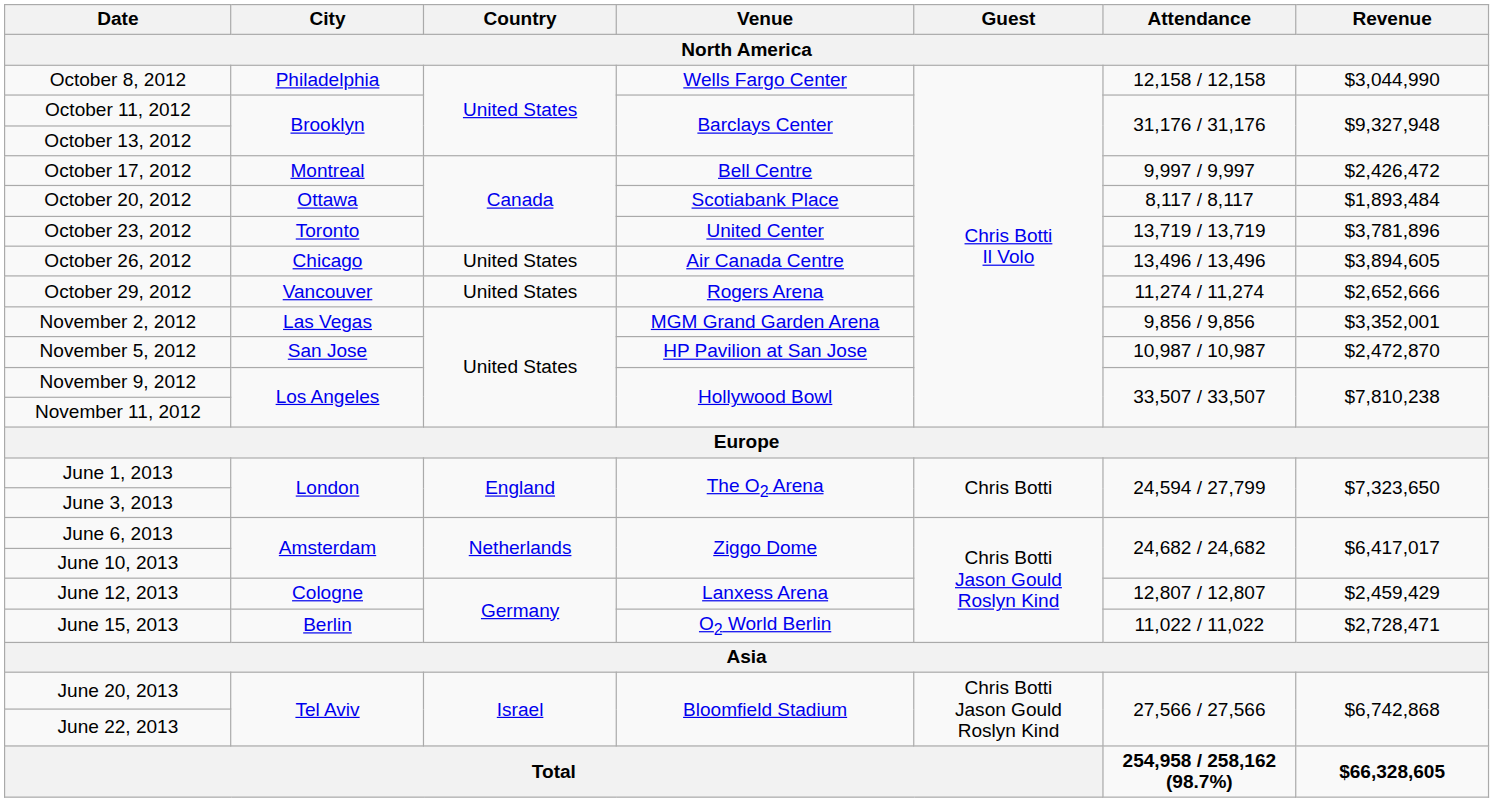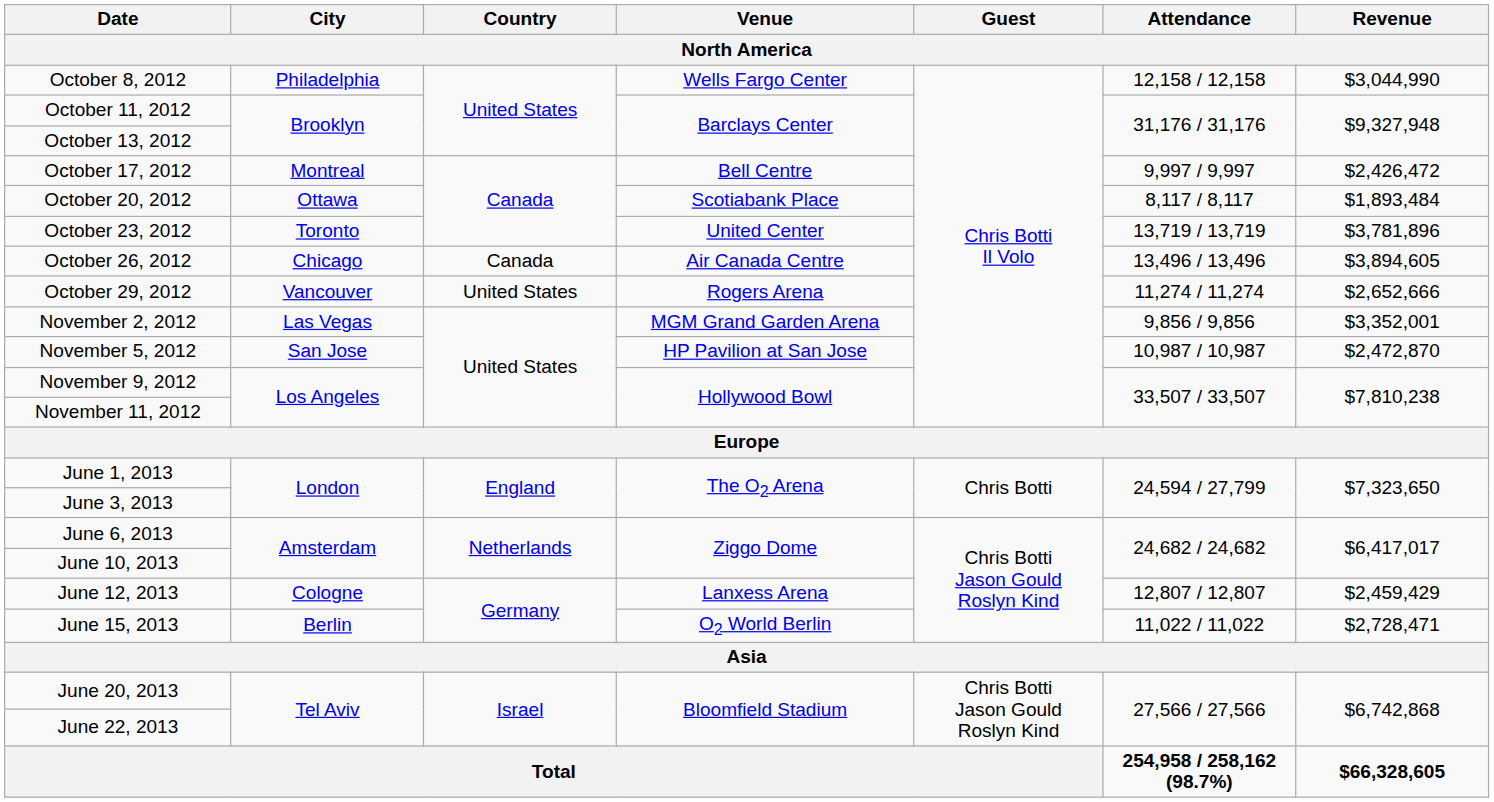(520, 261) United States -> (520, 261) Canada
